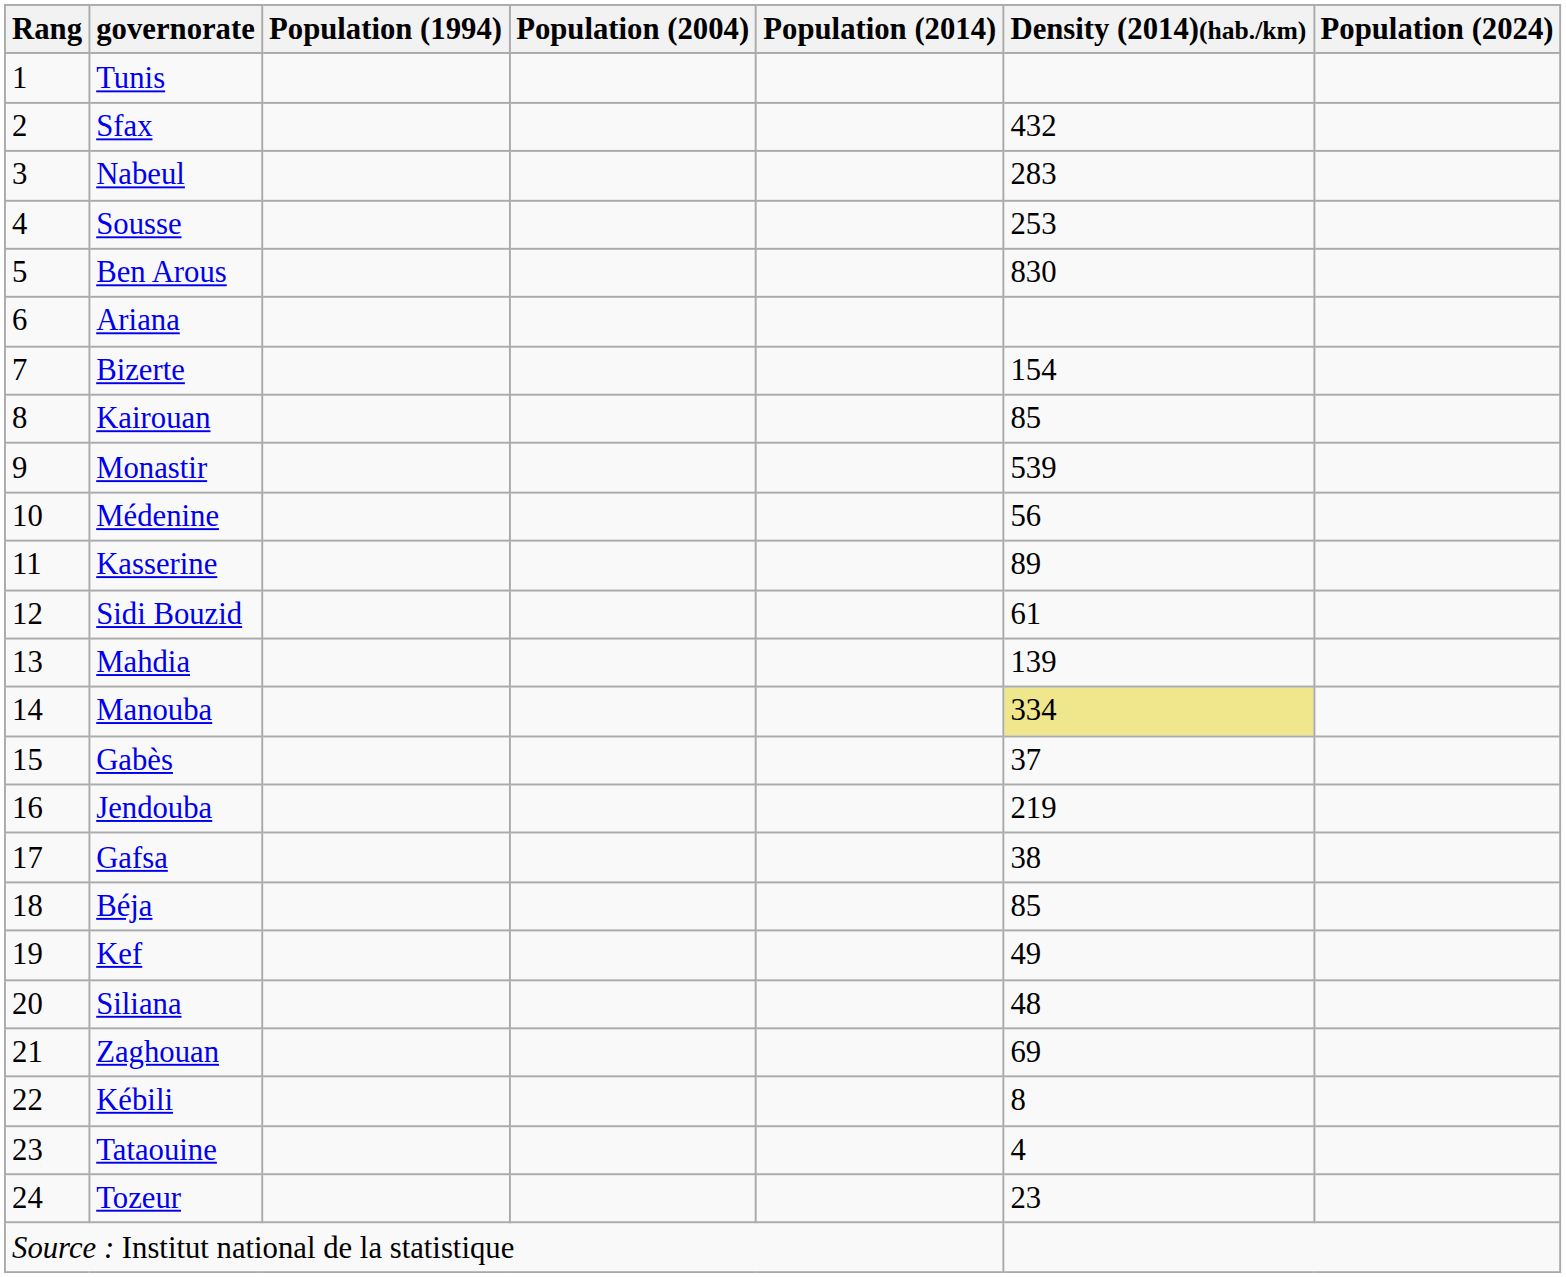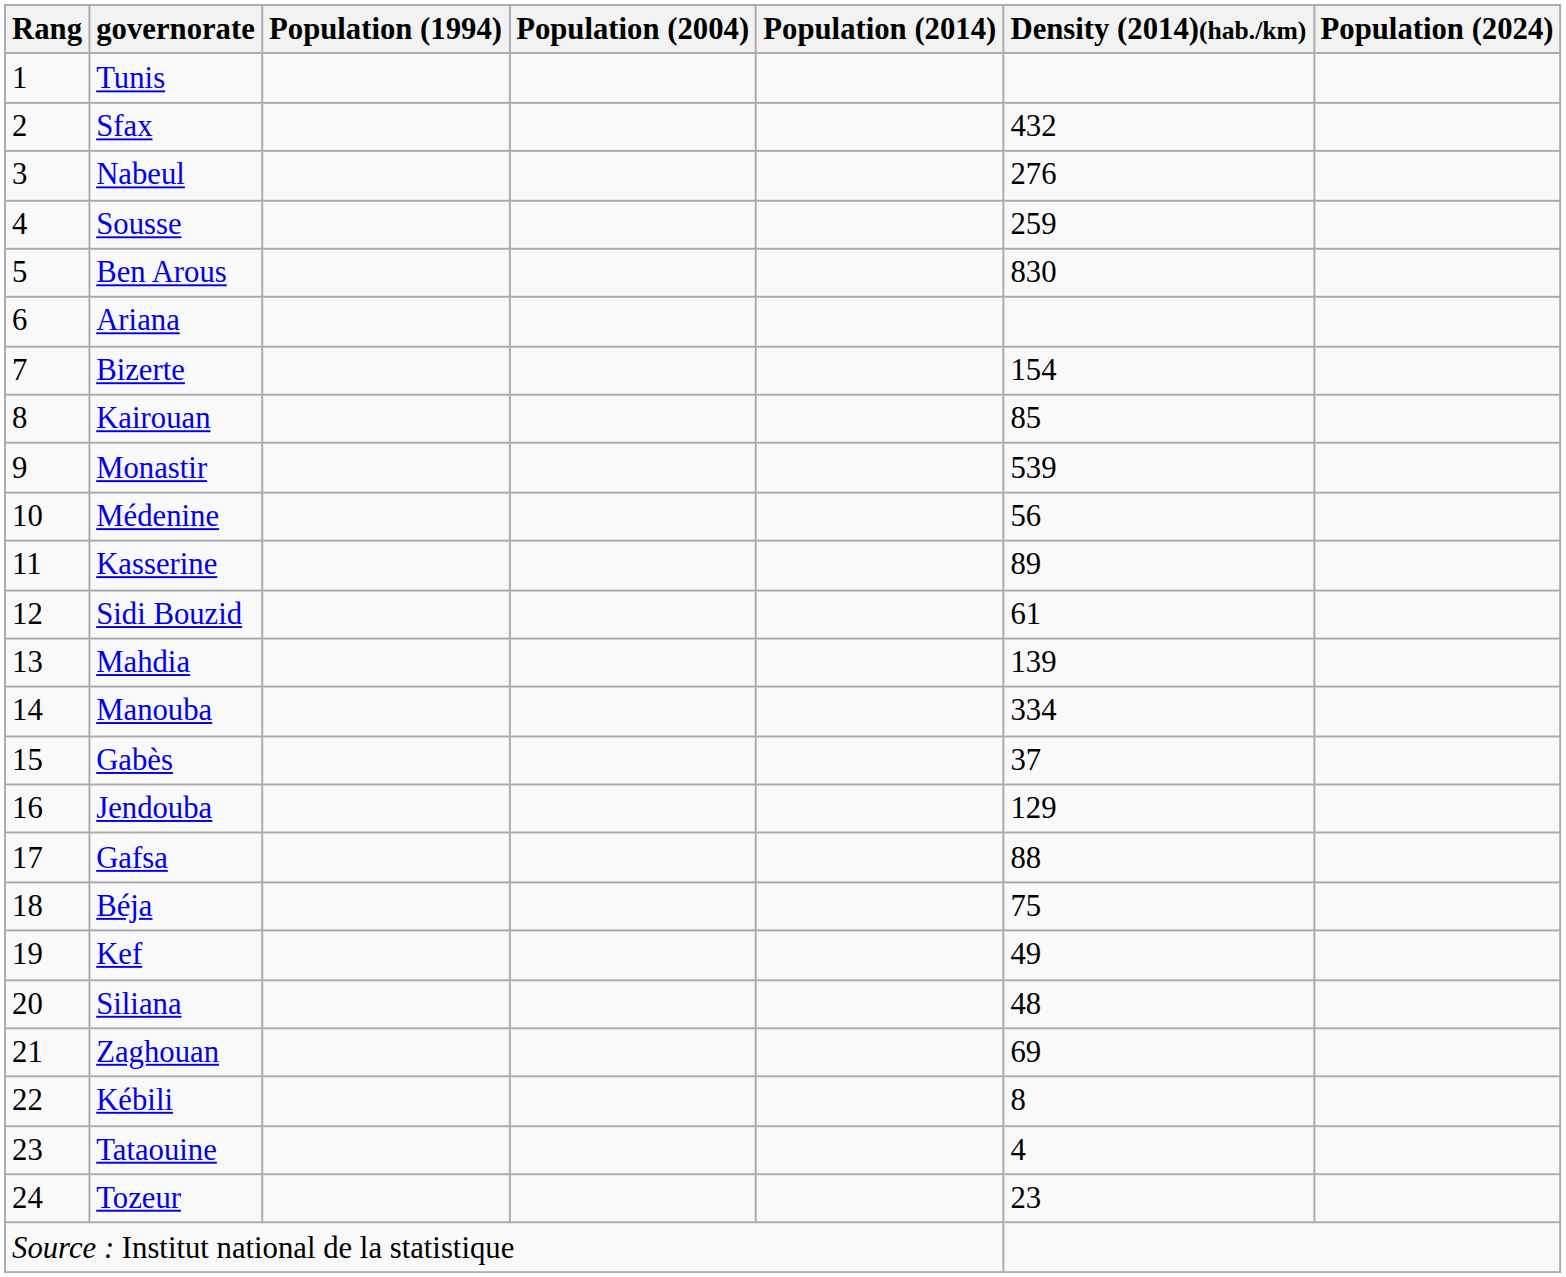(1033, 175) 283 -> (1033, 175) 276
(1033, 223) 253 -> (1033, 223) 259
(1033, 710) khaki background -> (1033, 710) no background
(1033, 808) 219 -> (1033, 808) 129
(1026, 857) 38 -> (1026, 857) 88
(1026, 905) 85 -> (1026, 905) 75
